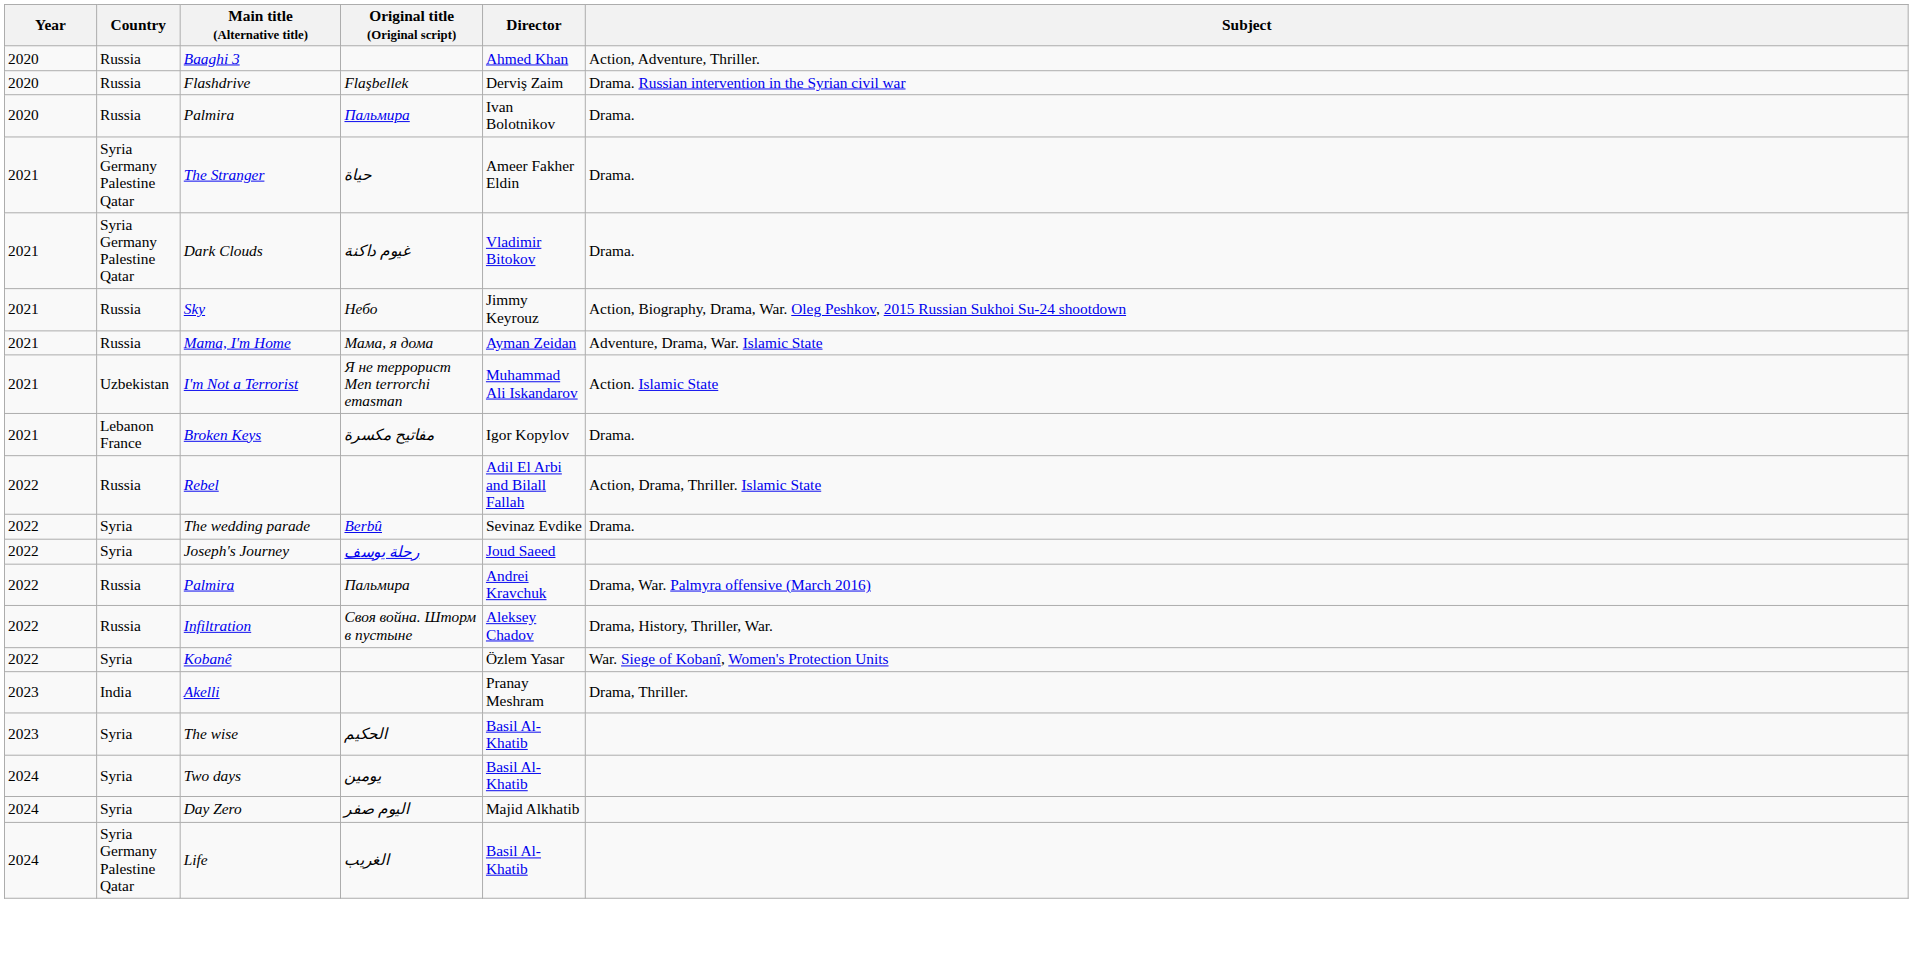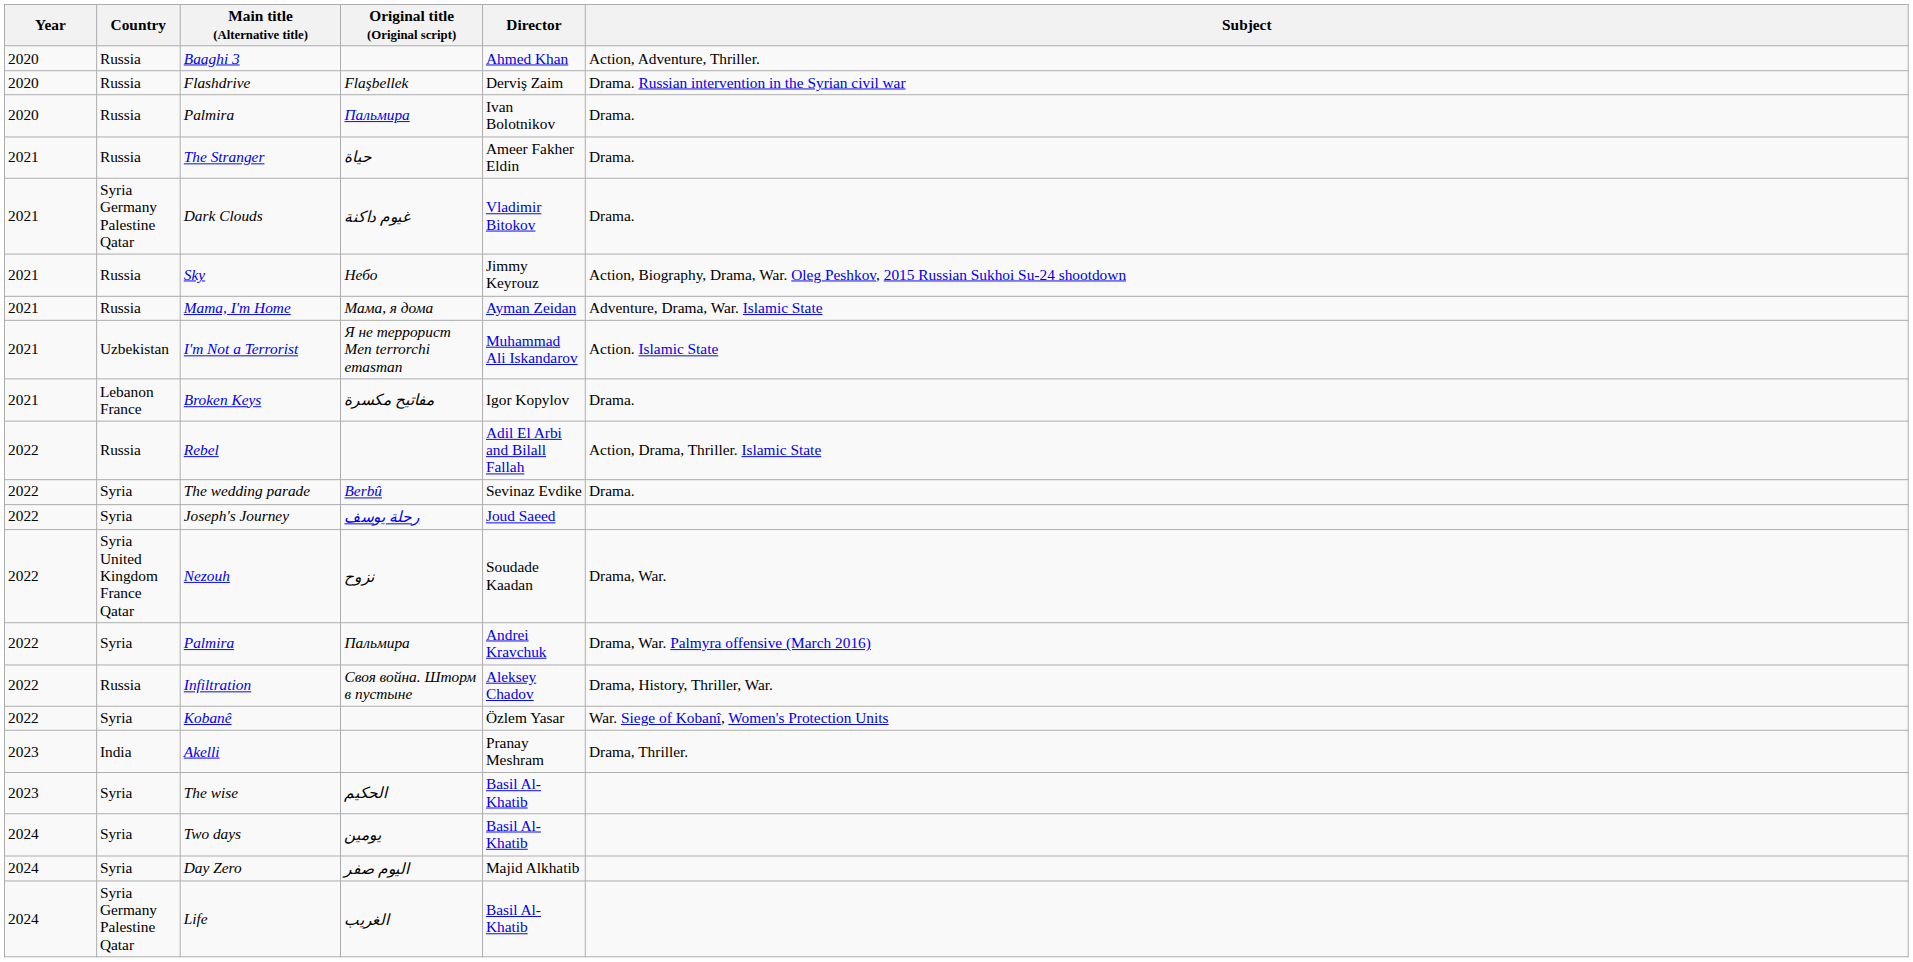(128, 174) Syria Germany Palestine Qatar -> (120, 157) Russia
+ row: (23, 576)
(120, 584) Russia -> (116, 643) Syria
